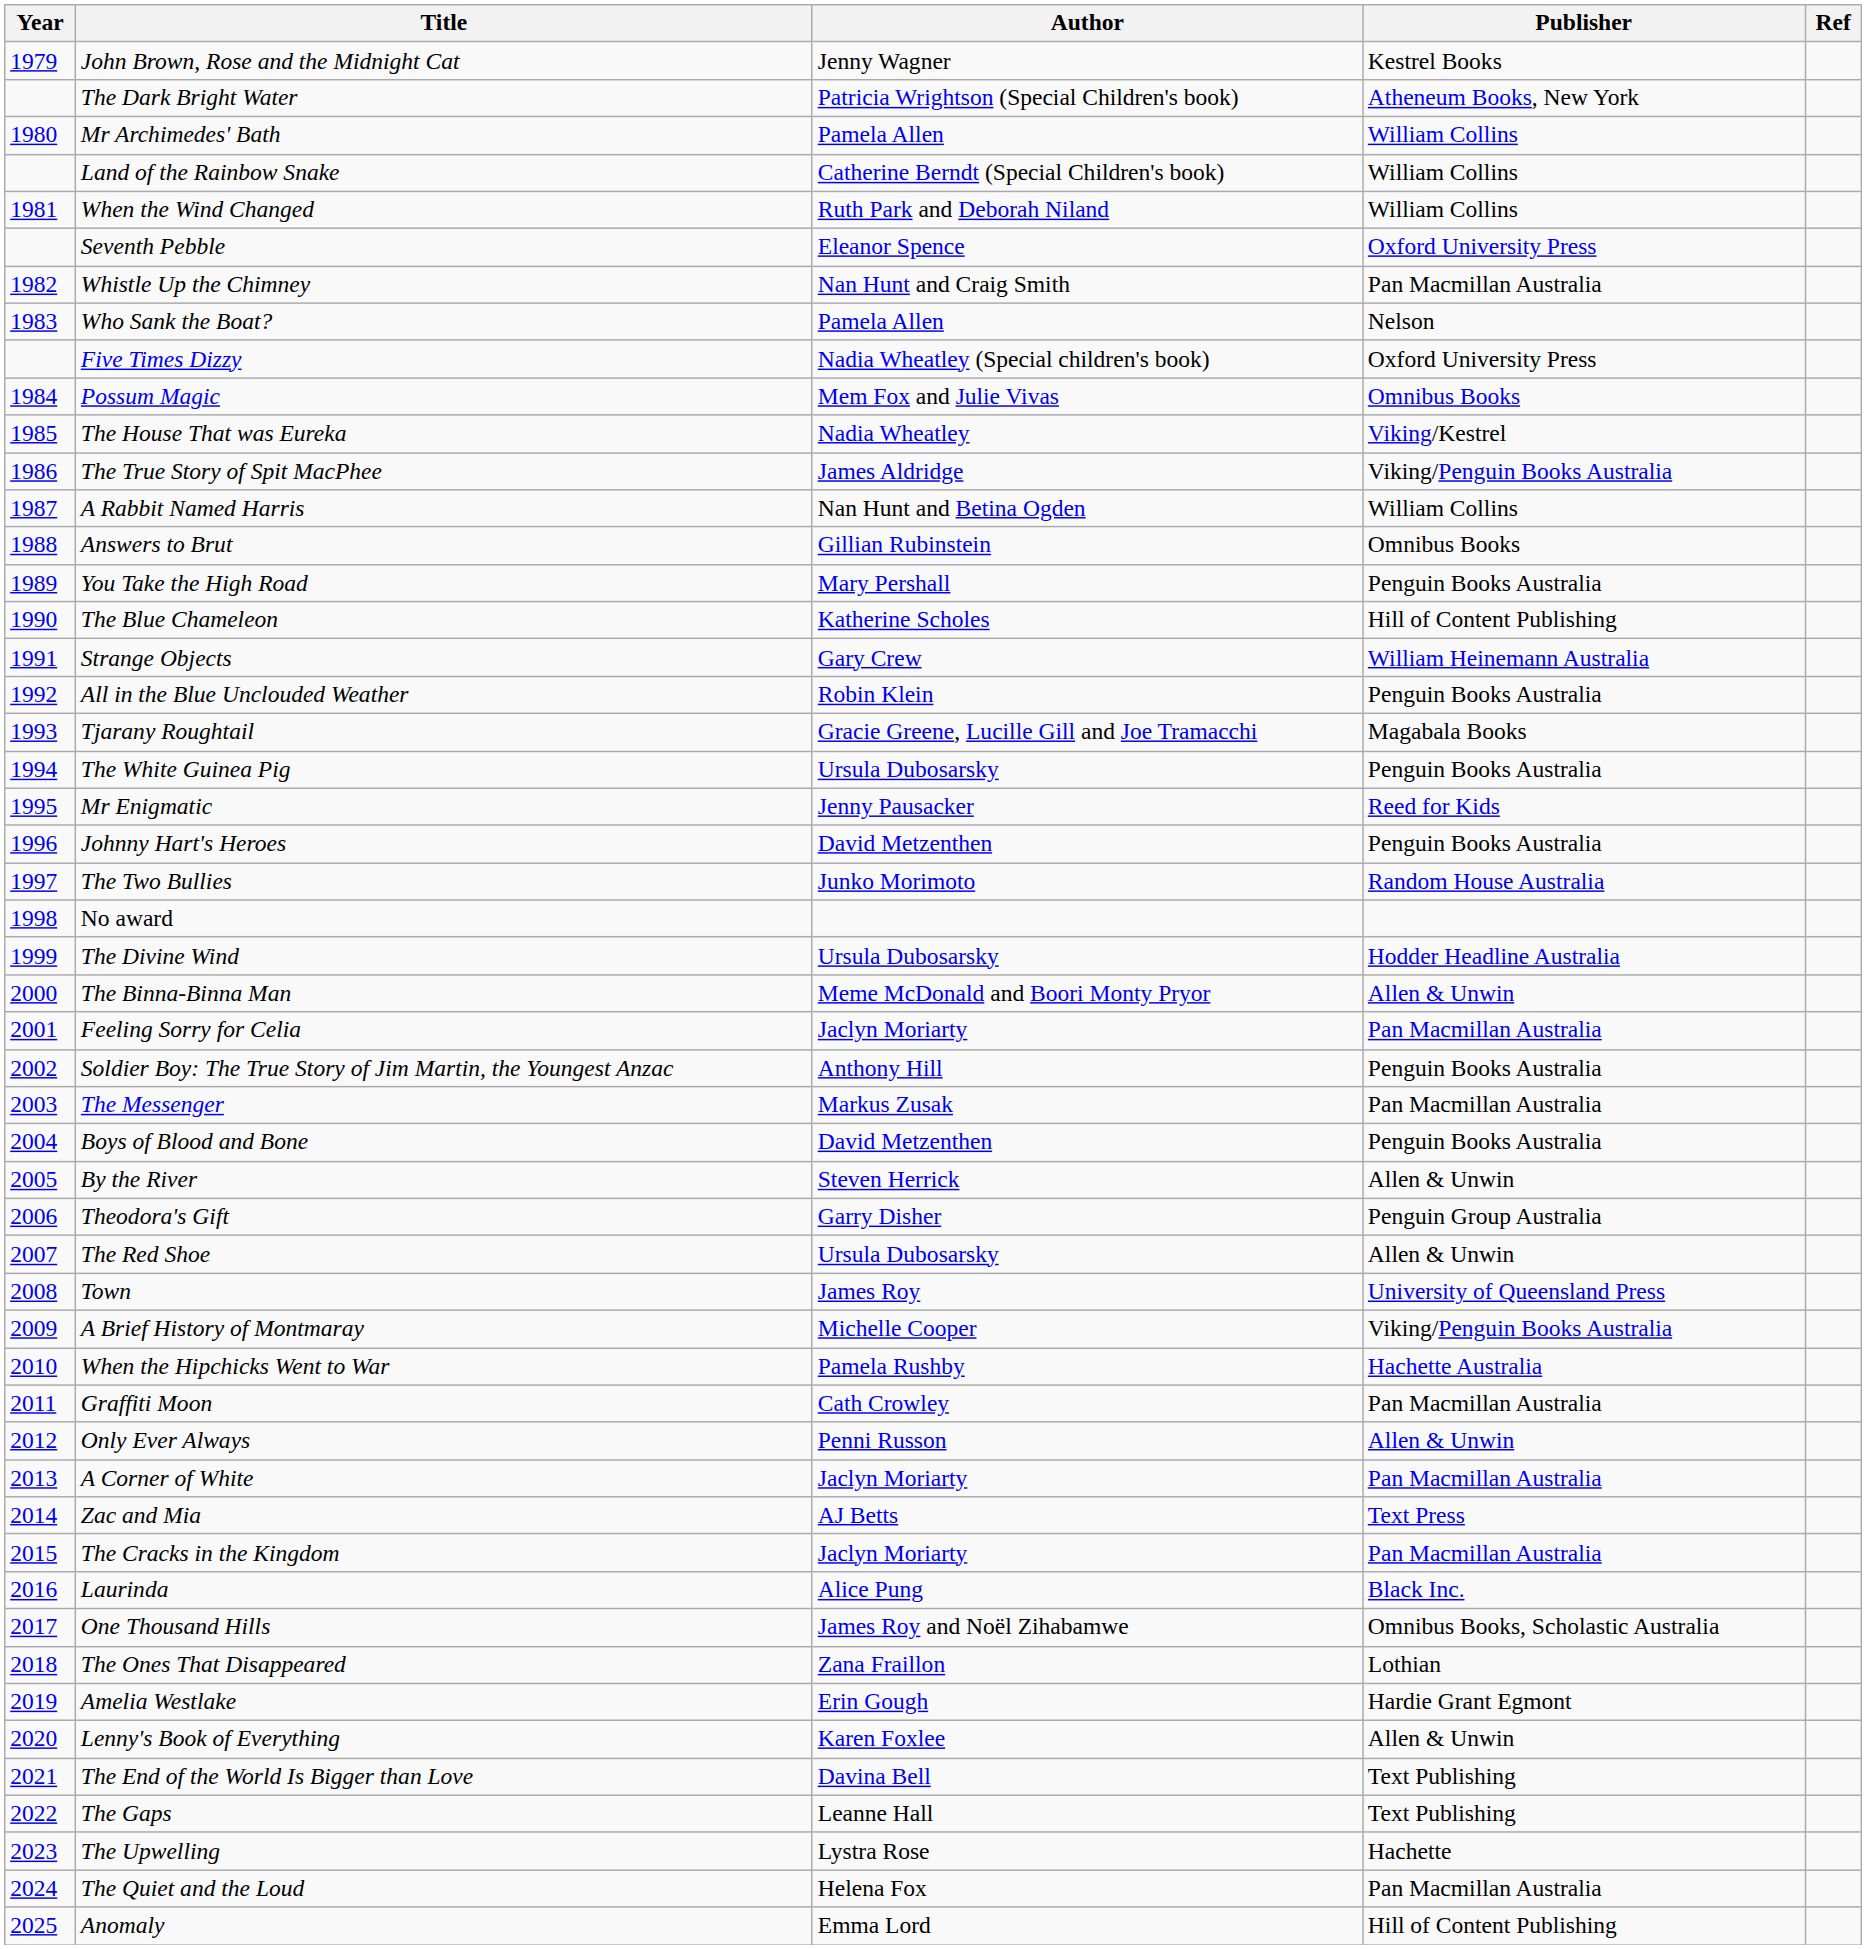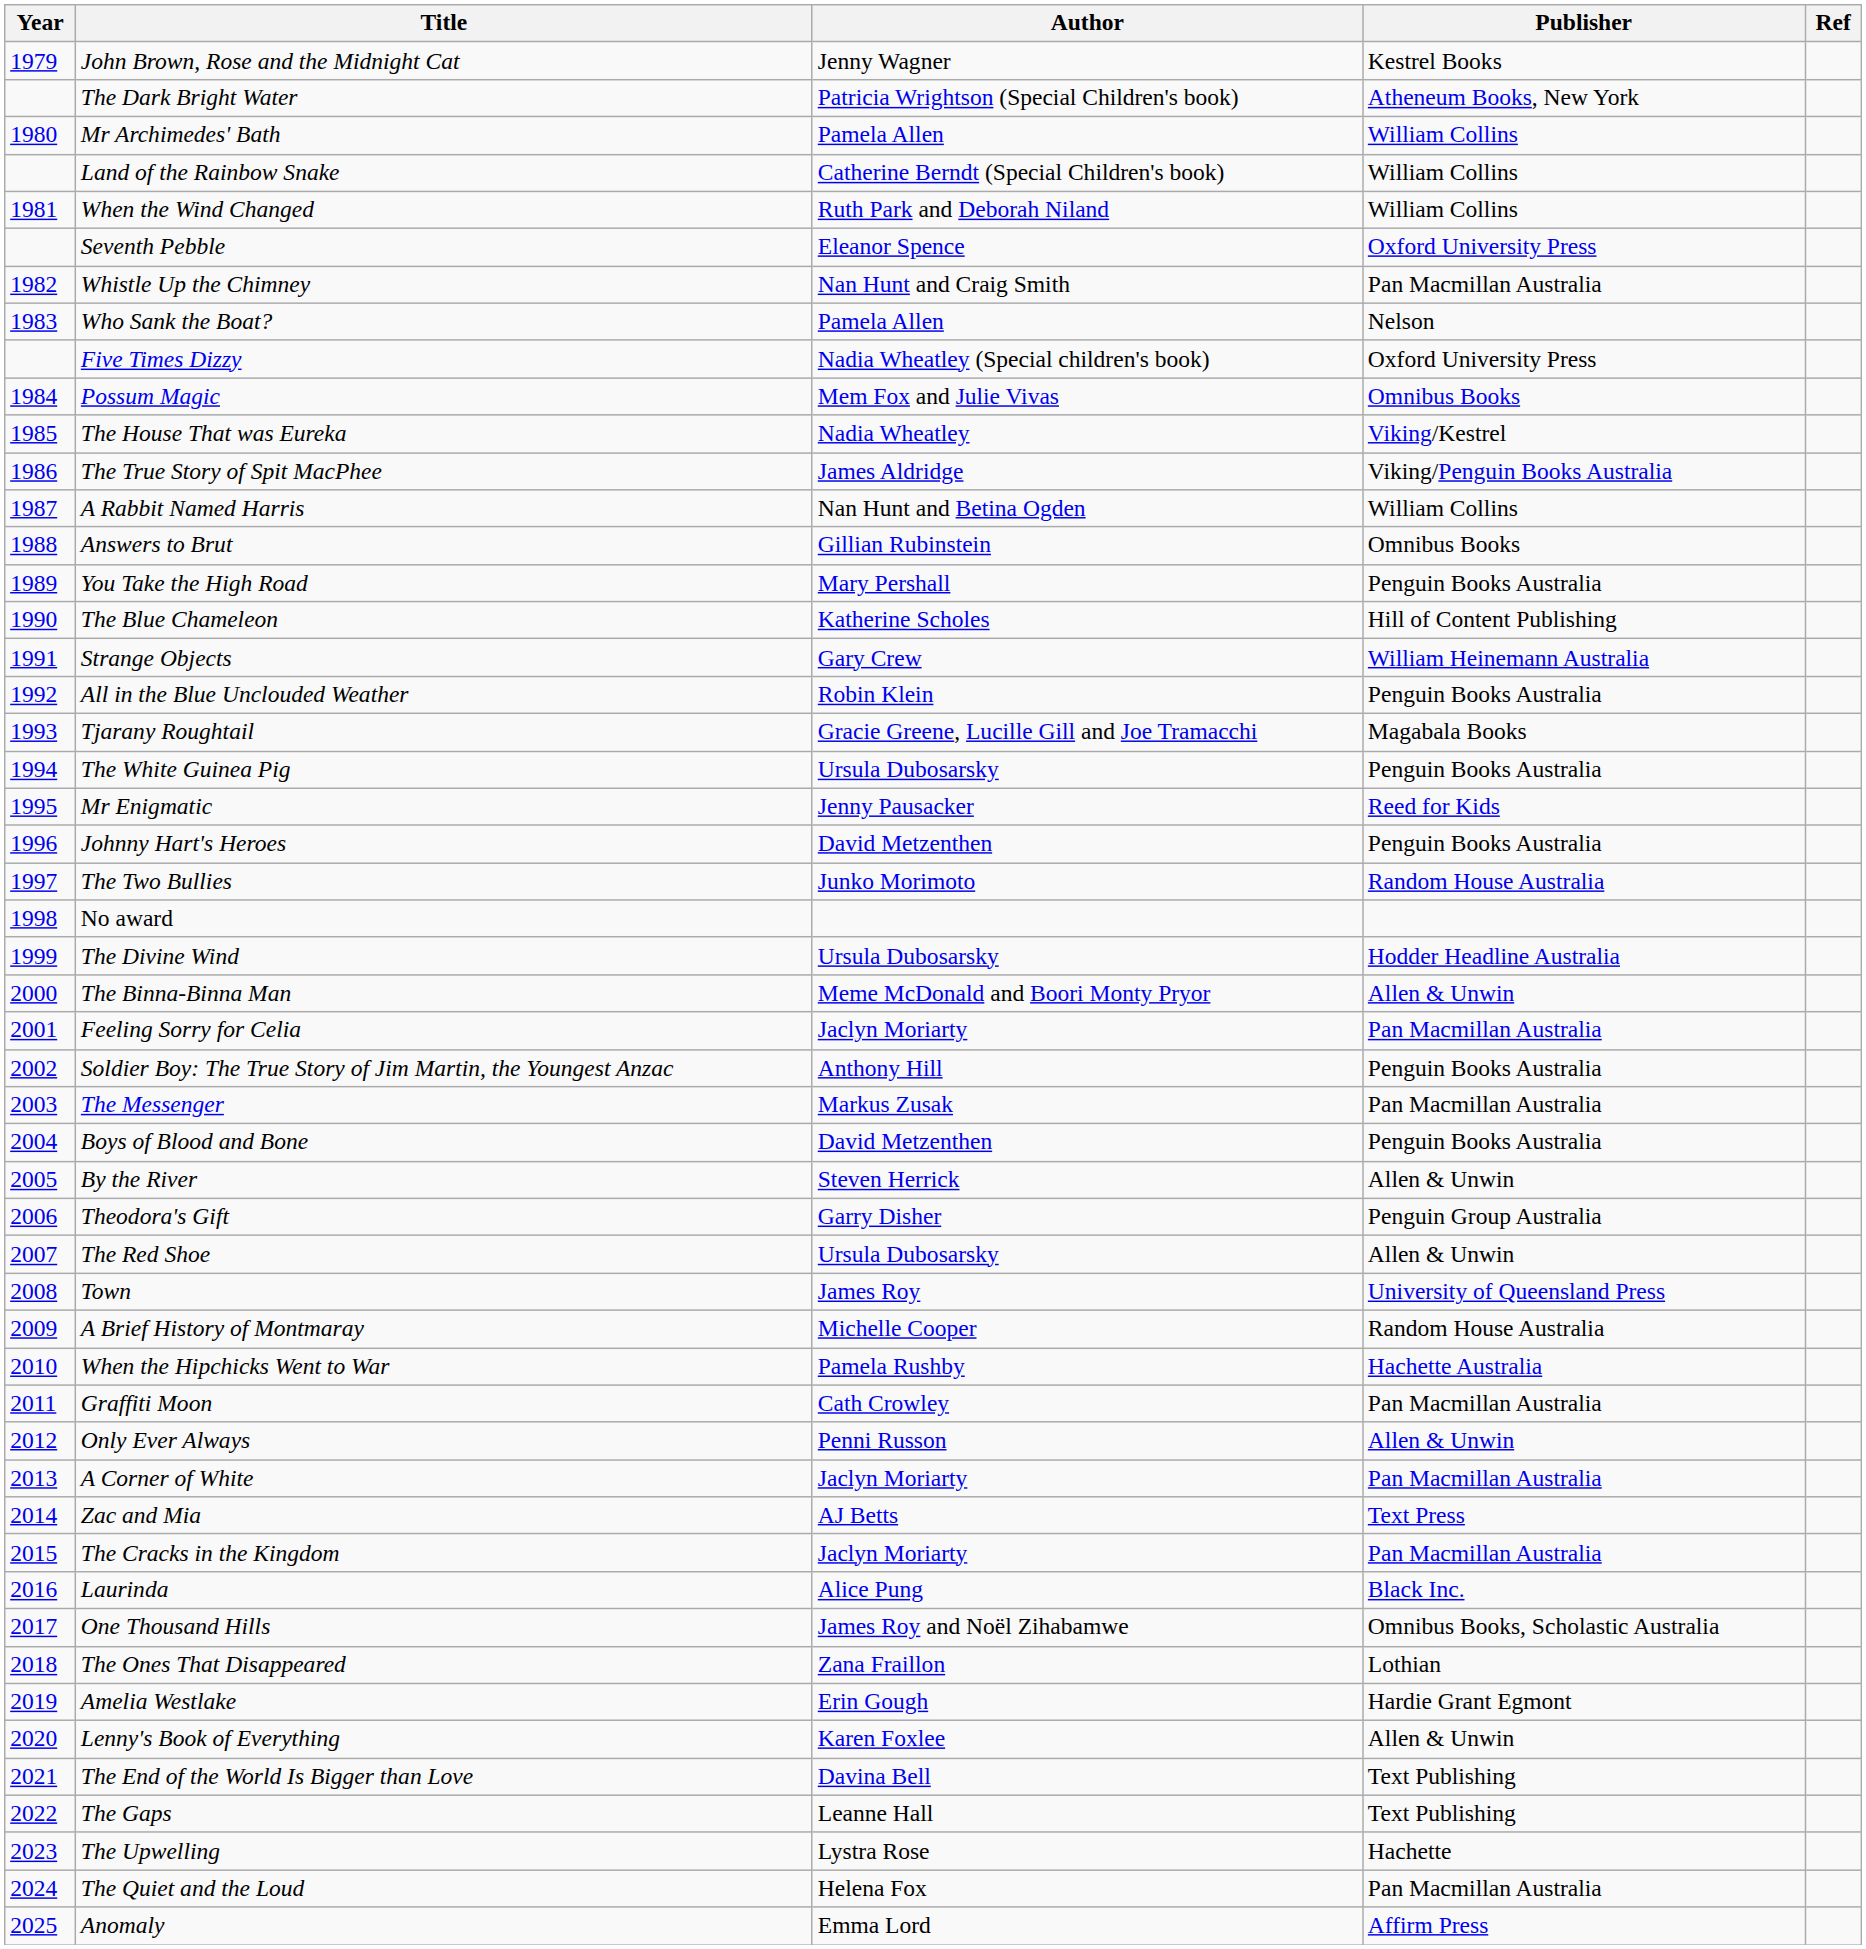(1520, 1328) Viking/Penguin Books Australia -> (1486, 1328) Random House Australia
(1492, 1925) Hill of Content Publishing -> (1428, 1925) Affirm Press
